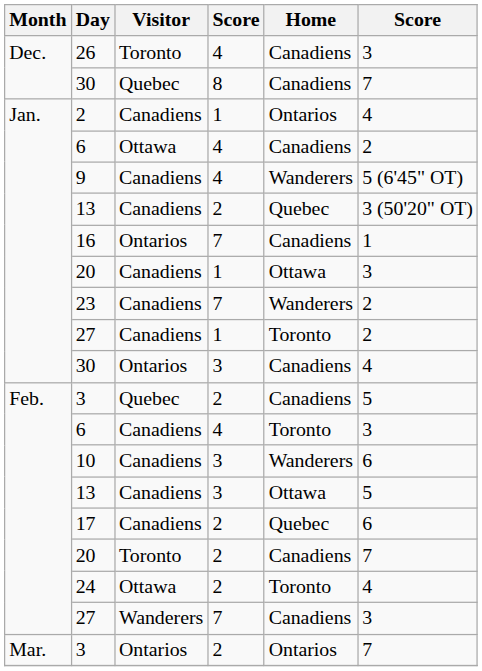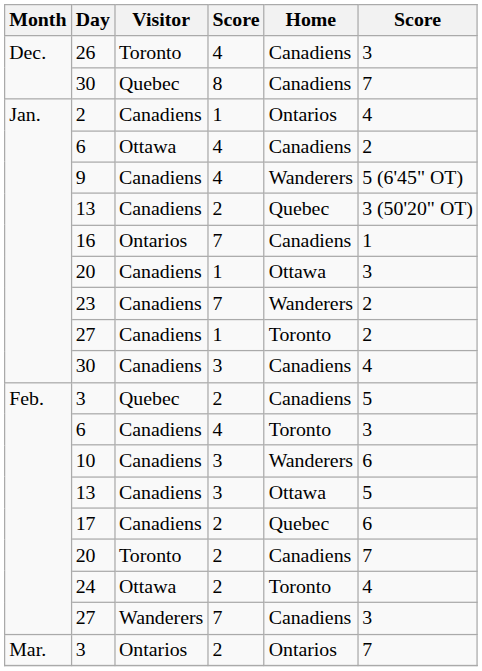(153, 366) Ontarios -> (160, 366) Canadiens
